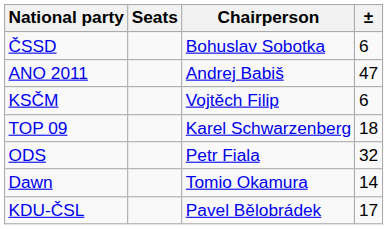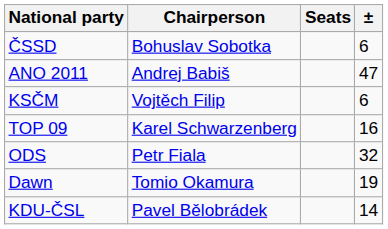columns swapped: (268, 18) <-> (155, 18)
(369, 127) 18 -> (369, 127) 16
(369, 182) 14 -> (369, 182) 19
(369, 210) 17 -> (369, 210) 14
